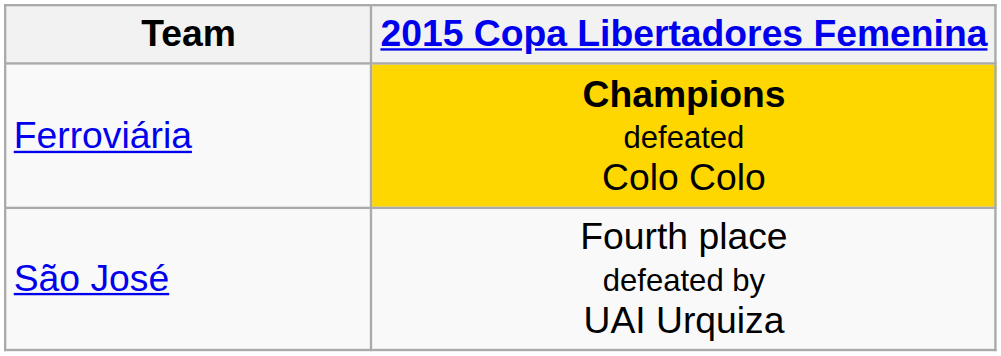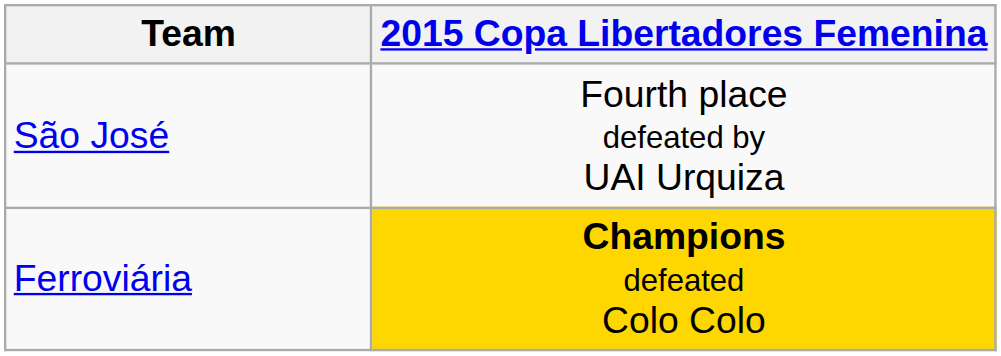rows swapped: (103, 135) <-> (91, 278)
